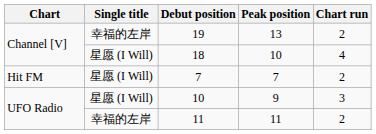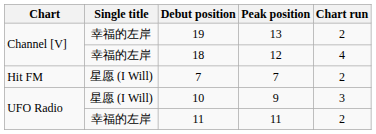(121, 55) 星愿 (I Will) -> (121, 55) 幸福的左岸
(276, 55) 10 -> (276, 55) 12
